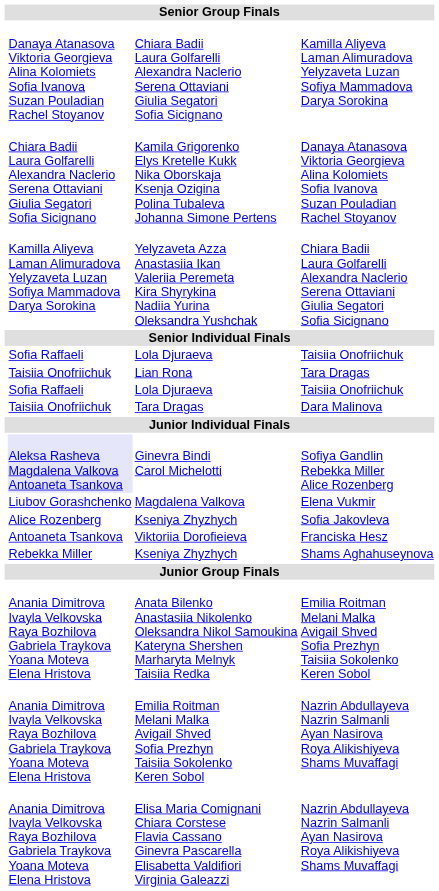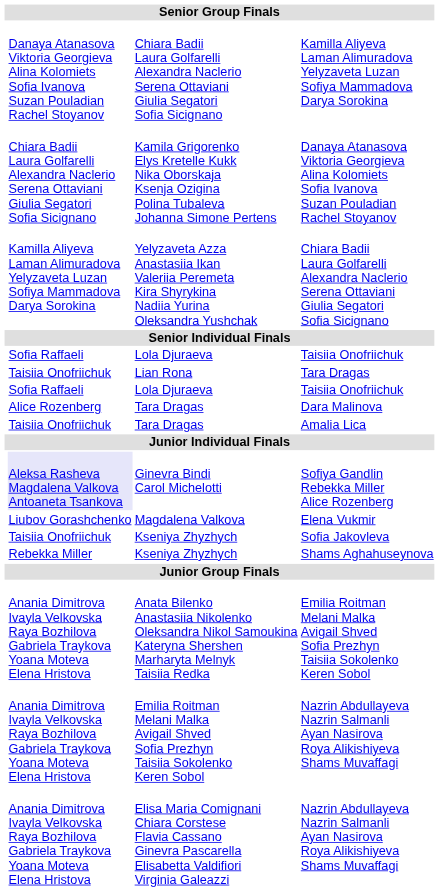(60, 407) Taisiia Onofriichuk -> (55, 407) Alice Rozenberg
+ row: (169, 424)
(55, 519) Alice Rozenberg -> (60, 537) Taisiia Onofriichuk
- row: (191, 537)
